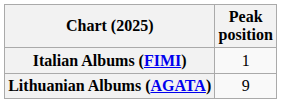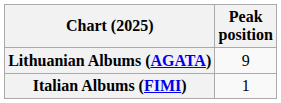rows swapped: (110, 60) <-> (110, 85)
